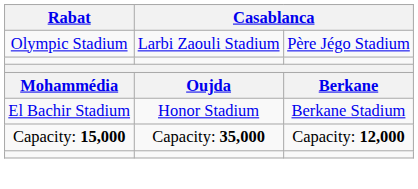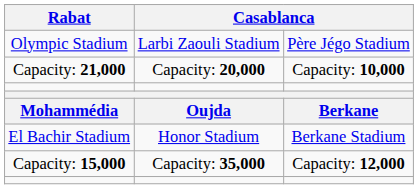+ row: (69, 69)
